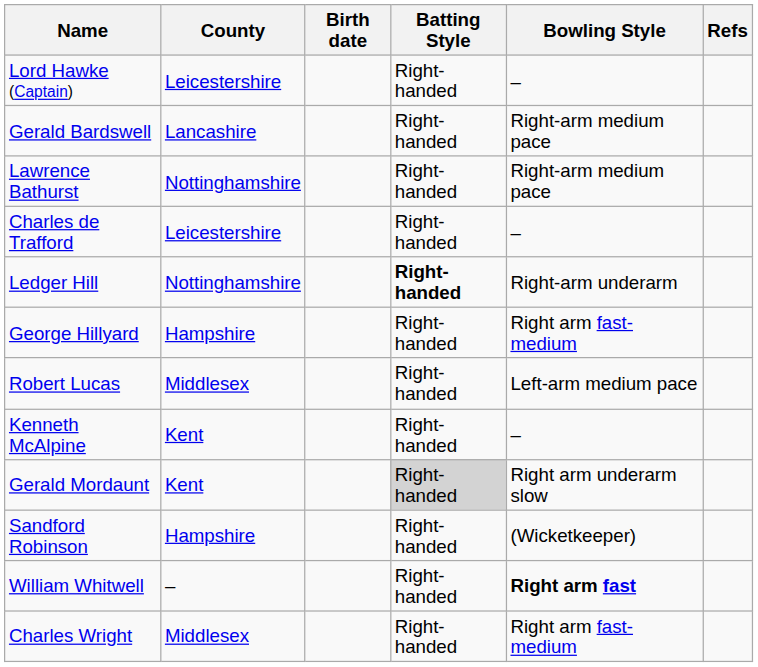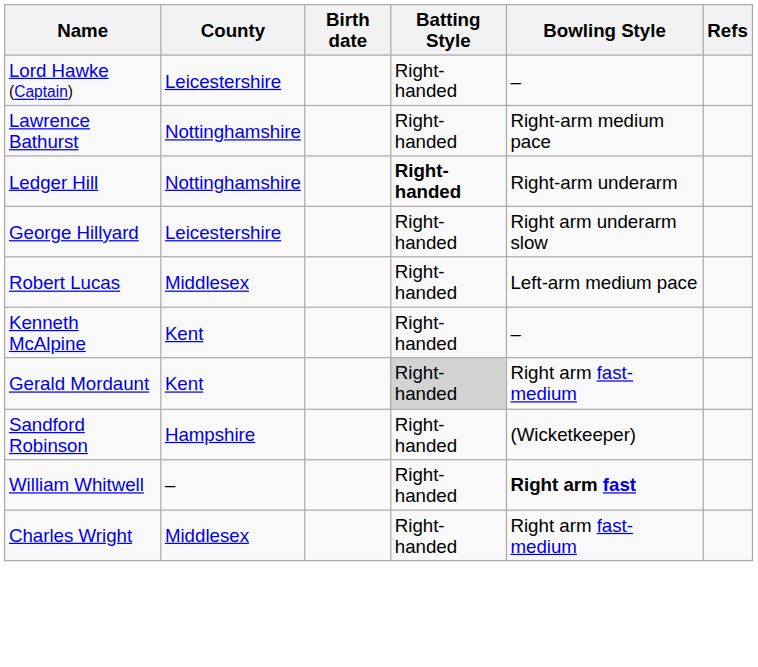- row: (80, 131)
- row: (54, 232)
(210, 333) Hampshire -> (223, 232) Leicestershire
(572, 333) Right arm fast-medium -> (594, 232) Right arm underarm slow
(594, 485) Right arm underarm slow -> (572, 384) Right arm fast-medium
